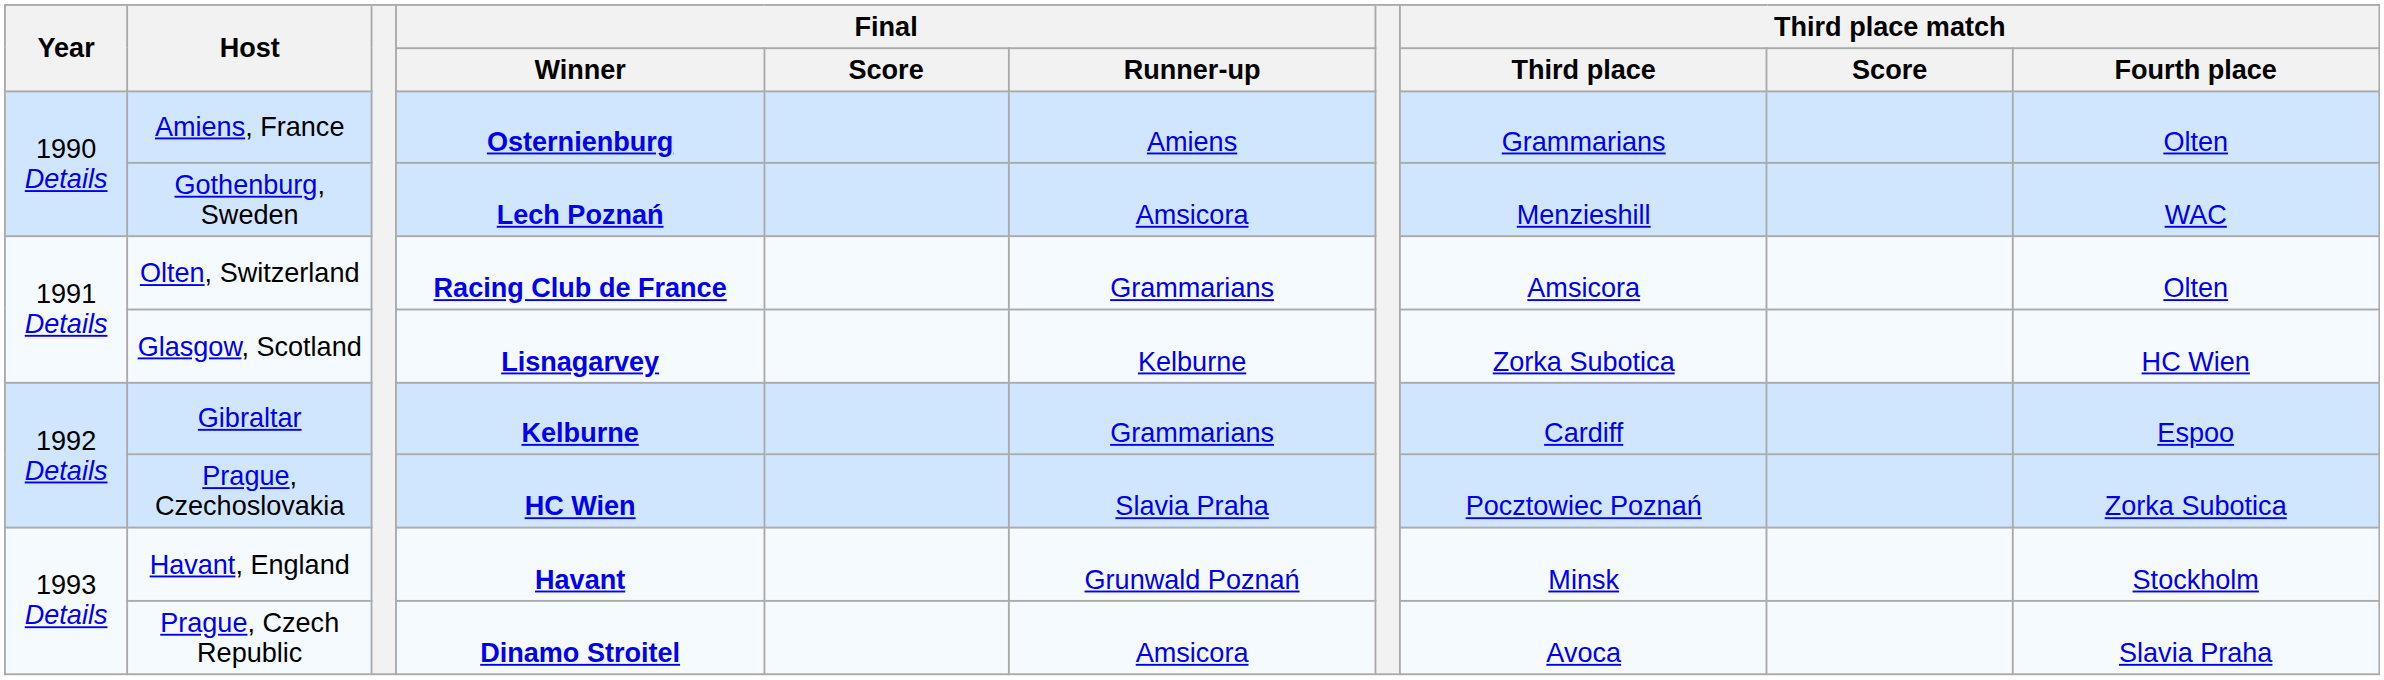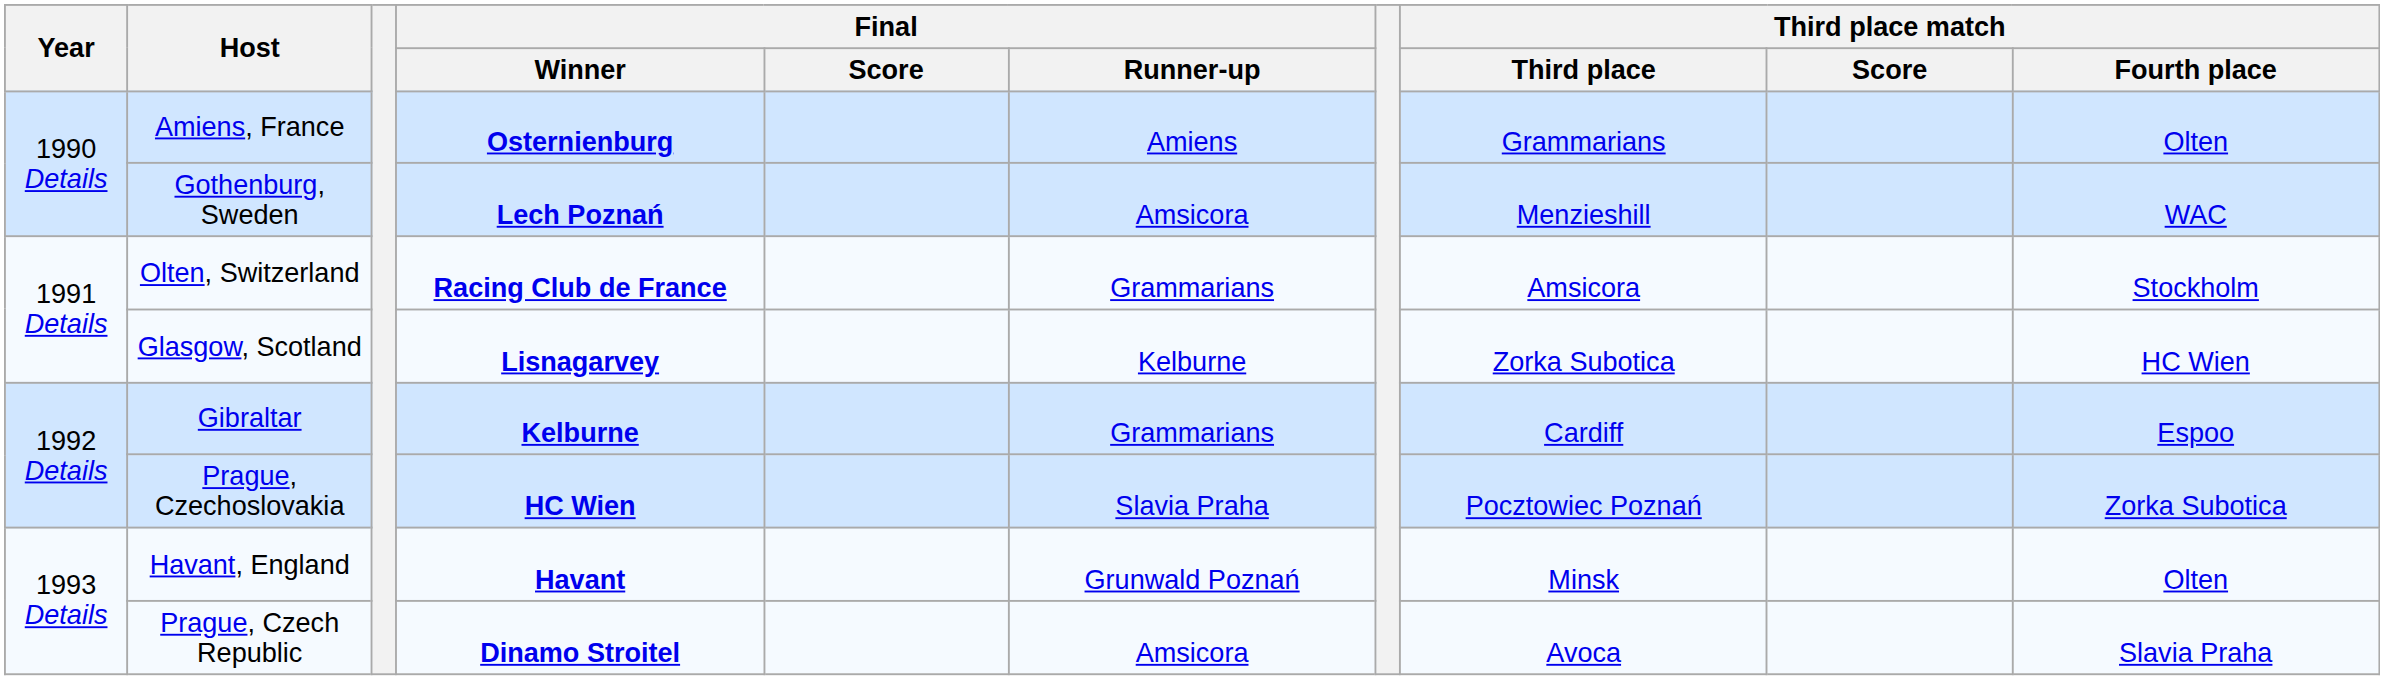(2196, 288) Olten -> (2196, 288) Stockholm
(2196, 579) Stockholm -> (2196, 579) Olten
